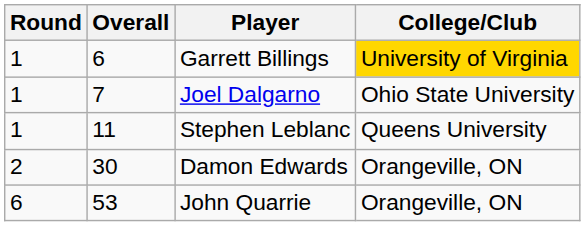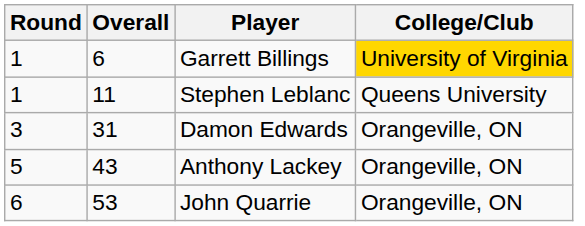- row: (250, 94)
(16, 166) 2 -> (16, 130) 3
(105, 166) 30 -> (105, 130) 31
+ row: (261, 166)
